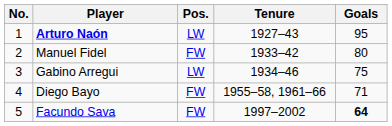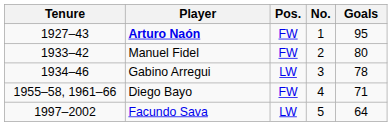columns swapped: (19, 14) <-> (275, 14)
(196, 33) LW -> (288, 33) FW
(361, 72) 75 -> (361, 72) 78
(196, 111) FW -> (288, 111) LW
(361, 111) bold -> (361, 111) normal
